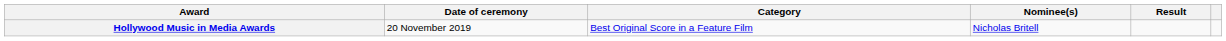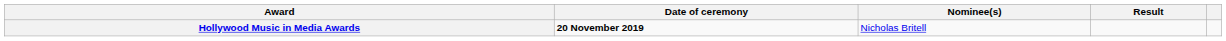- column: (779, 12)
(429, 28) normal -> (600, 28) bold
